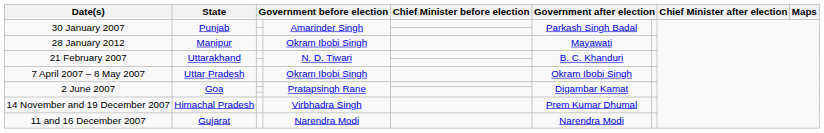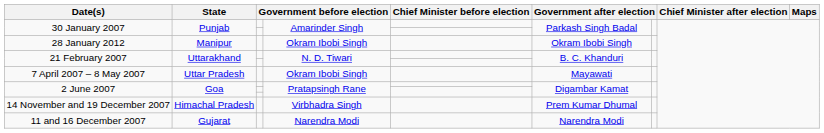(592, 43) Mayawati -> (592, 43) Okram Ibobi Singh
(592, 74) Okram Ibobi Singh -> (592, 74) Mayawati
